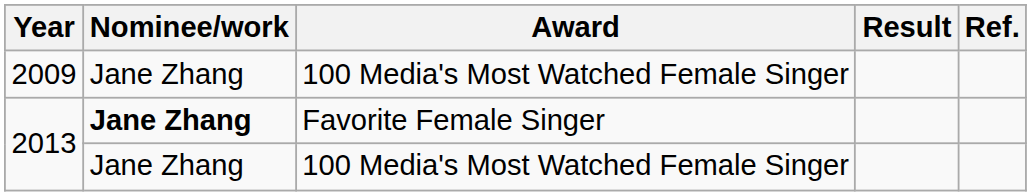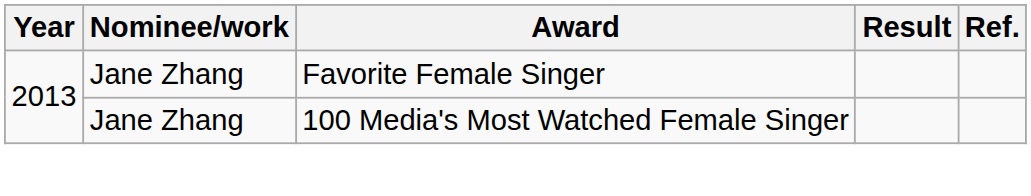- row: (44, 73)
(171, 119) bold -> (167, 73) normal
